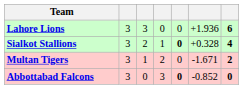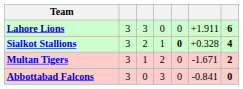(205, 28) +1.936 -> (205, 28) +1.911
(180, 76) bold -> (180, 76) normal
(205, 76) -0.852 -> (205, 76) -0.841
